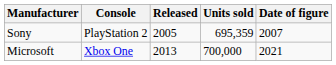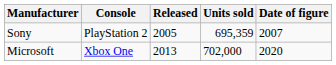(222, 51) 700,000 -> (222, 51) 702,000
(271, 51) 2021 -> (271, 51) 2020
